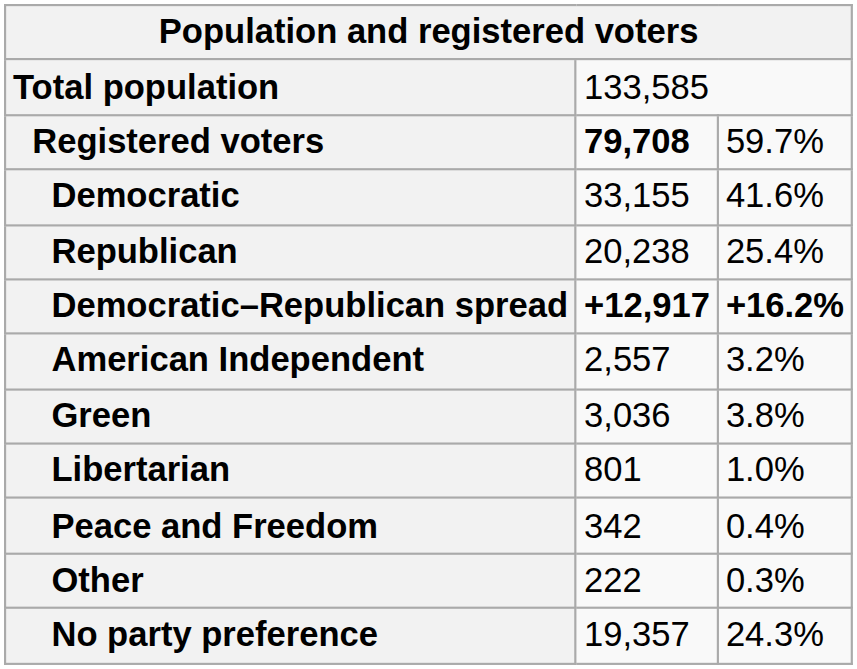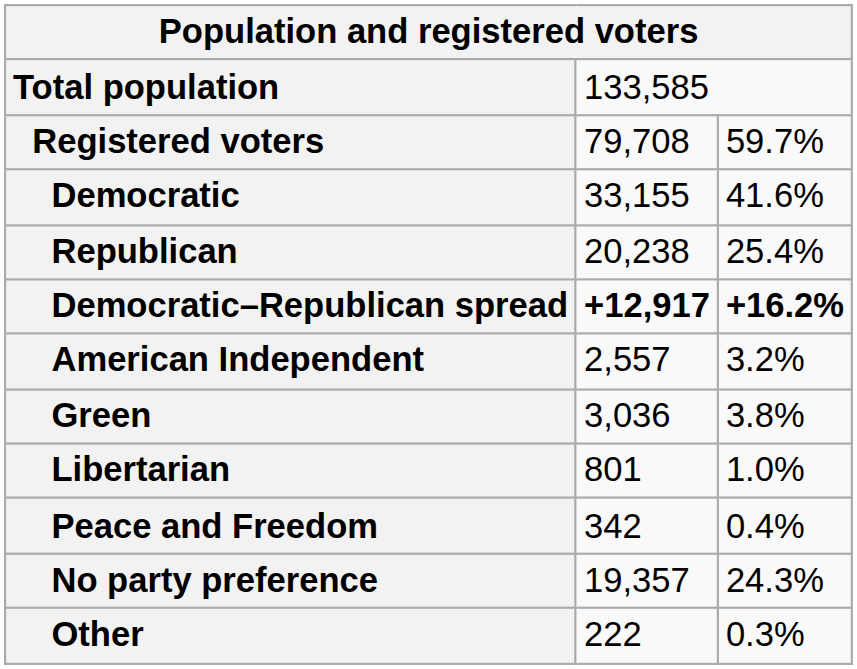(637, 141) bold -> (637, 141) normal
rows swapped: (78, 580) <-> (196, 634)
